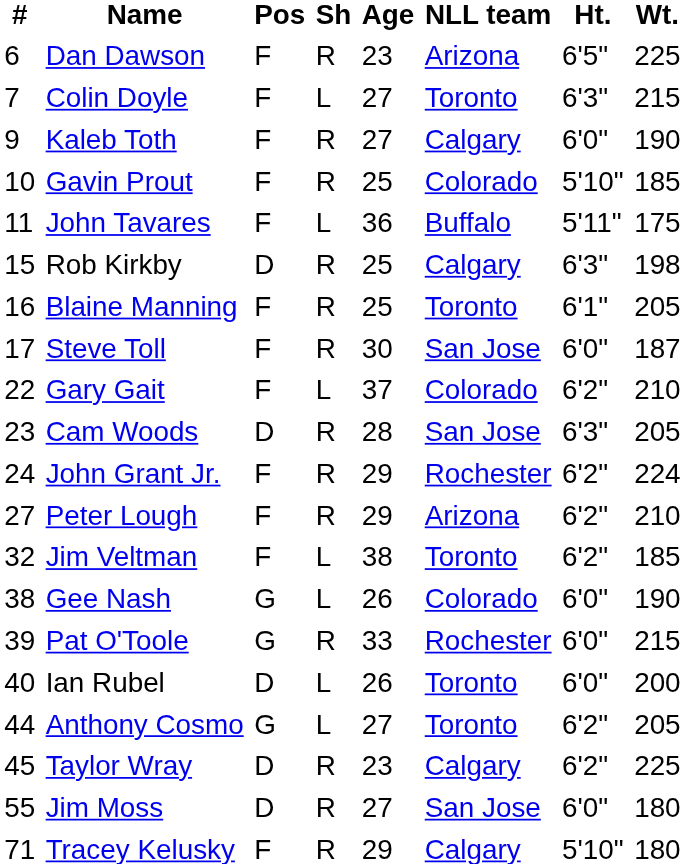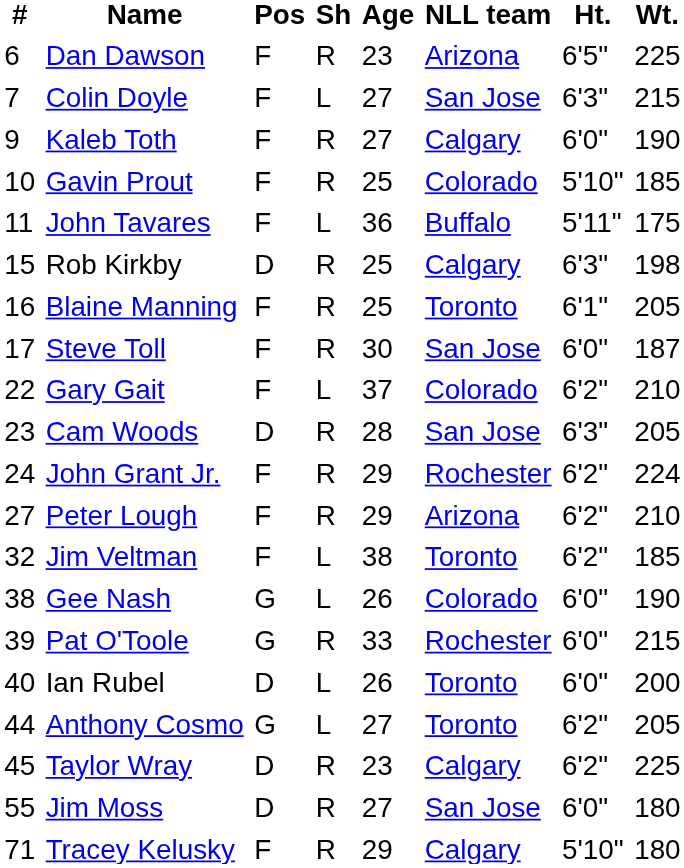(471, 98) Toronto -> (483, 98) San Jose
